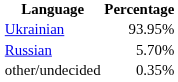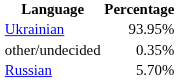rows swapped: (28, 50) <-> (53, 70)
